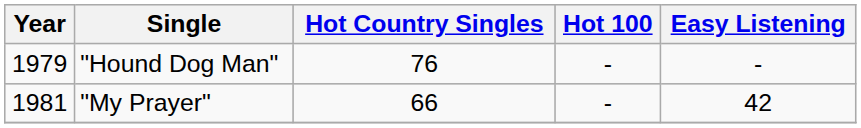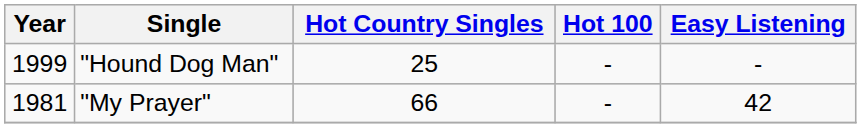(40, 63) 1979 -> (40, 63) 1999
(424, 63) 76 -> (424, 63) 25
